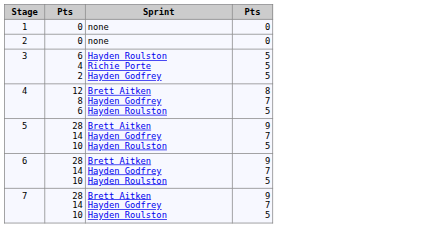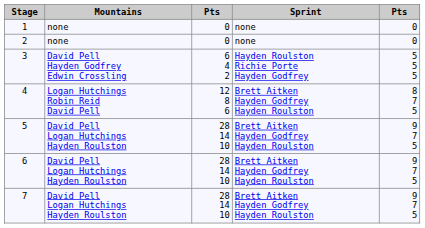+ column: (118, 12)
